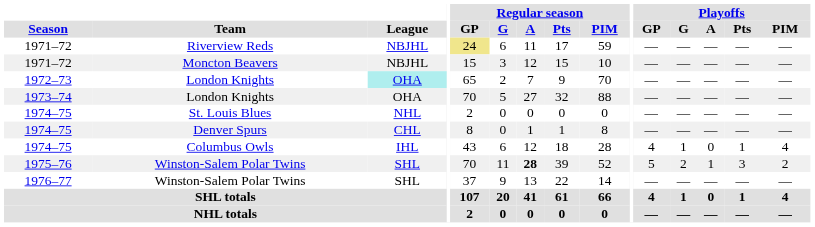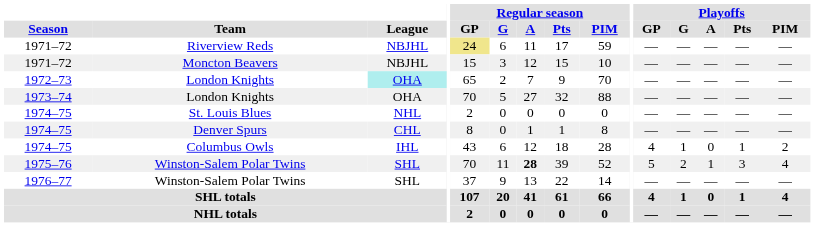(785, 146) 4 -> (785, 146) 2
(785, 163) 2 -> (785, 163) 4
